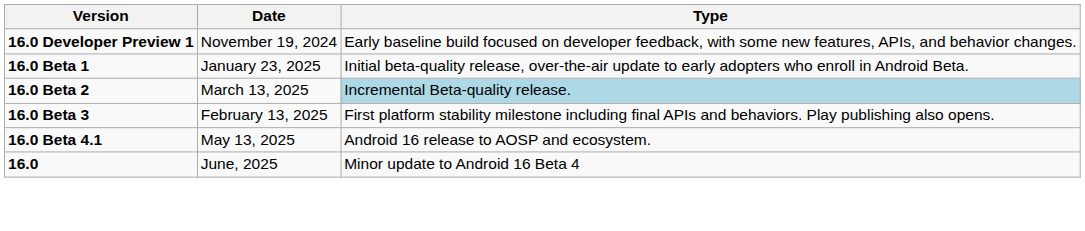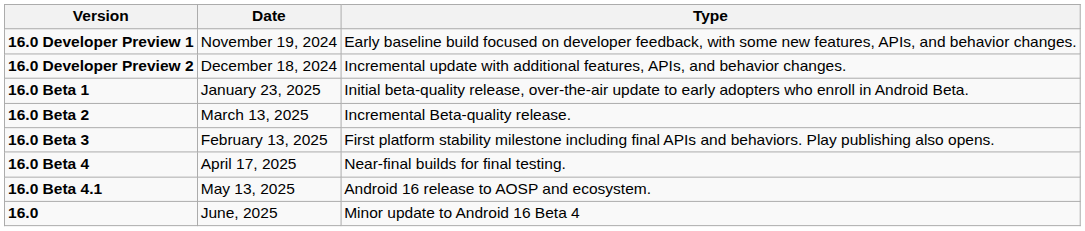+ row: (101, 66)
(458, 90) lightblue background -> (458, 115) no background
+ row: (49, 164)
